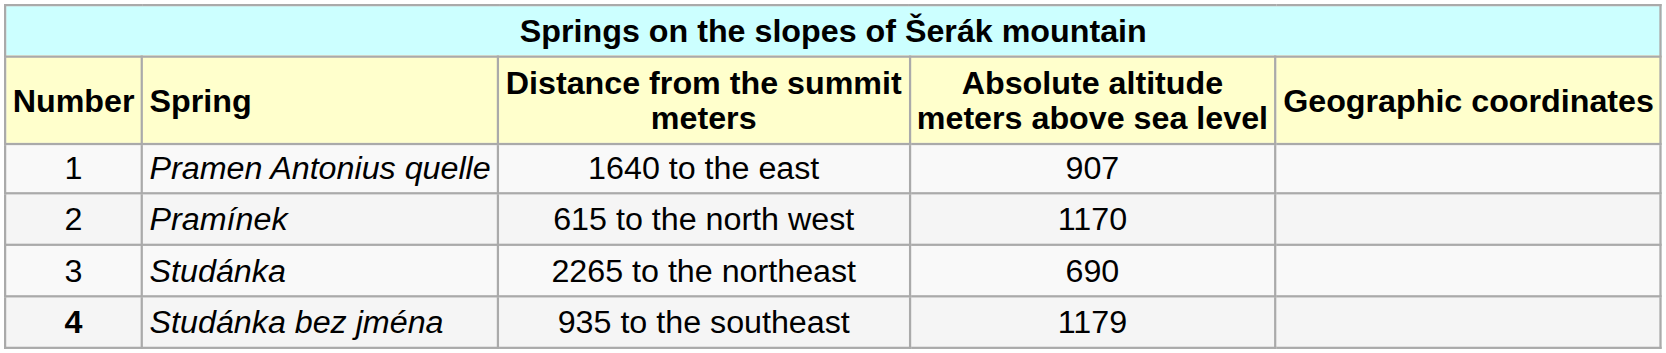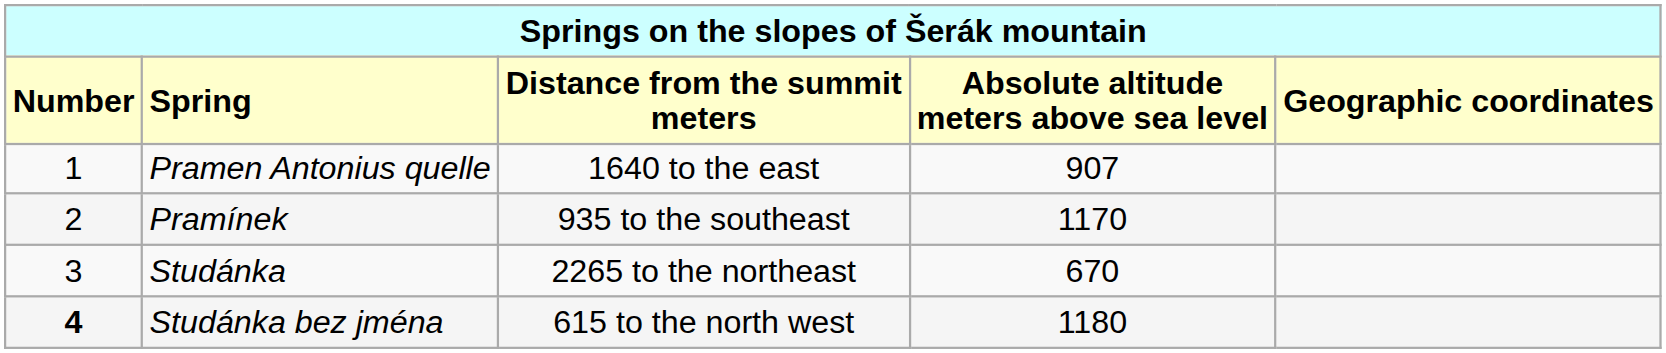(704, 220) 615 to the north west -> (704, 220) 935 to the southeast
(1092, 271) 690 -> (1092, 271) 670
(704, 322) 935 to the southeast -> (704, 322) 615 to the north west
(1092, 322) 1179 -> (1092, 322) 1180
